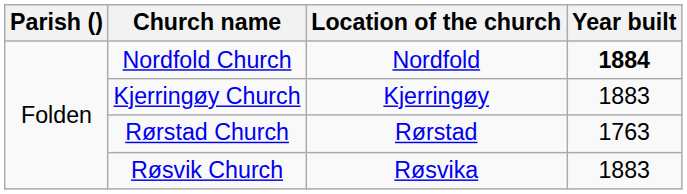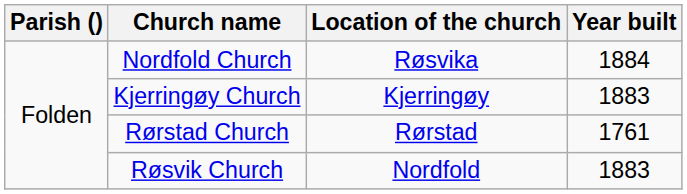(436, 59) Nordfold -> (436, 59) Røsvika
(624, 59) bold -> (624, 59) normal
(624, 133) 1763 -> (624, 133) 1761
(436, 170) Røsvika -> (436, 170) Nordfold
